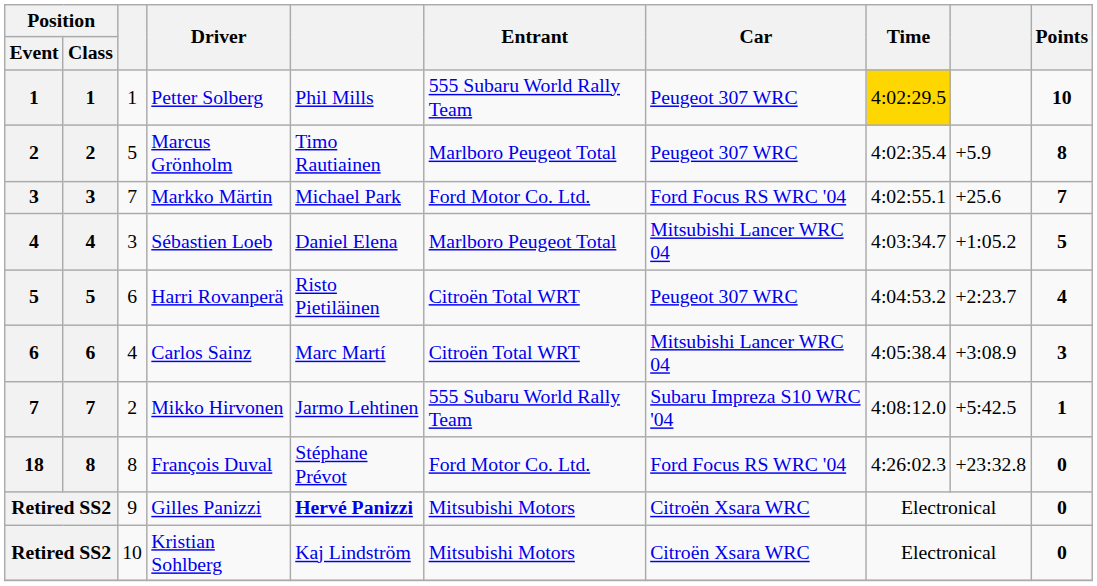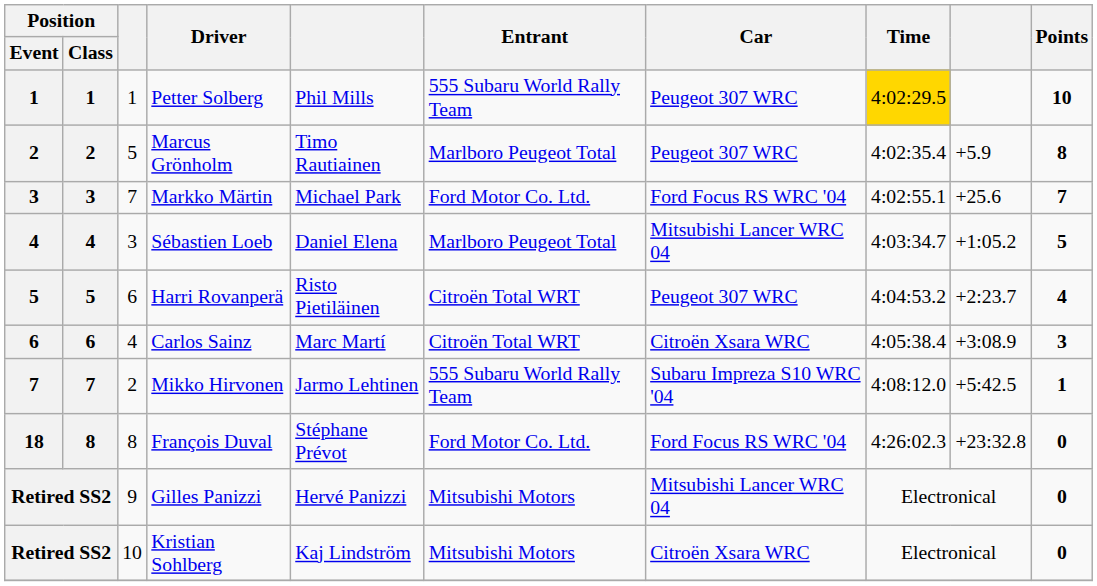(747, 352) Mitsubishi Lancer WRC 04 -> (730, 340) Citroën Xsara WRC
(354, 508) bold -> (351, 496) normal
(730, 508) Citroën Xsara WRC -> (747, 496) Mitsubishi Lancer WRC 04
